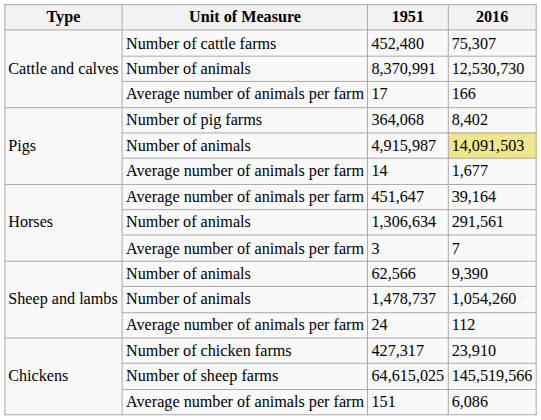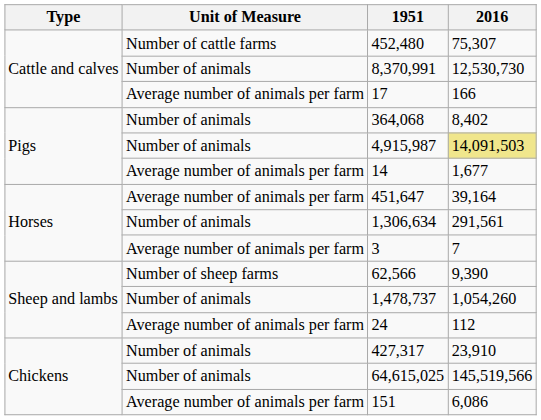(194, 119) Number of pig farms -> (188, 119) Number of animals
(188, 273) Number of animals -> (202, 273) Number of sheep farms
(209, 350) Number of chicken farms -> (188, 350) Number of animals
(202, 376) Number of sheep farms -> (188, 376) Number of animals
